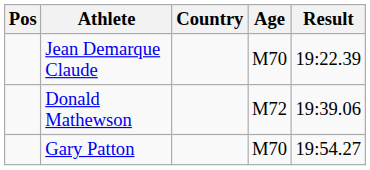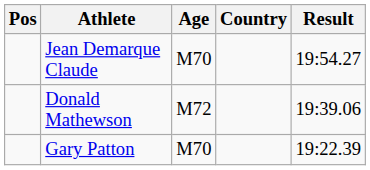columns swapped: (269, 19) <-> (210, 19)
(328, 59) 19:22.39 -> (328, 59) 19:54.27
(328, 149) 19:54.27 -> (328, 149) 19:22.39
